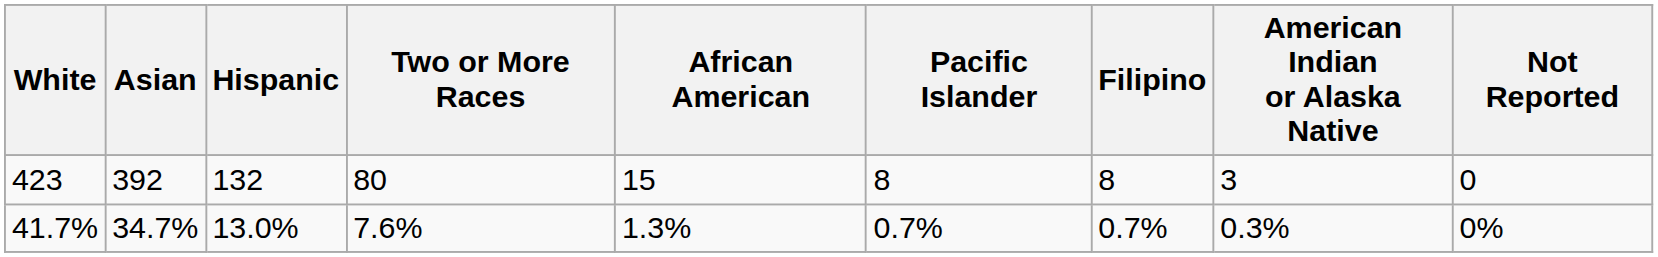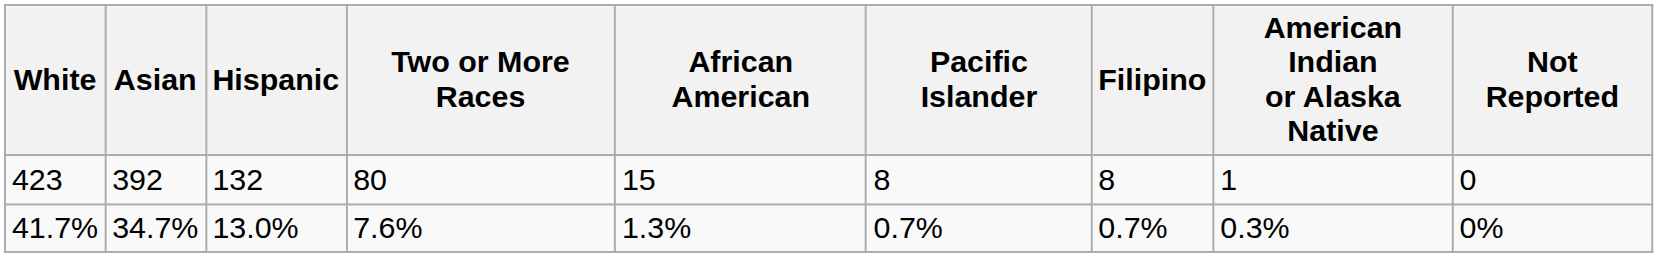(1229, 179) 3 -> (1229, 179) 1
